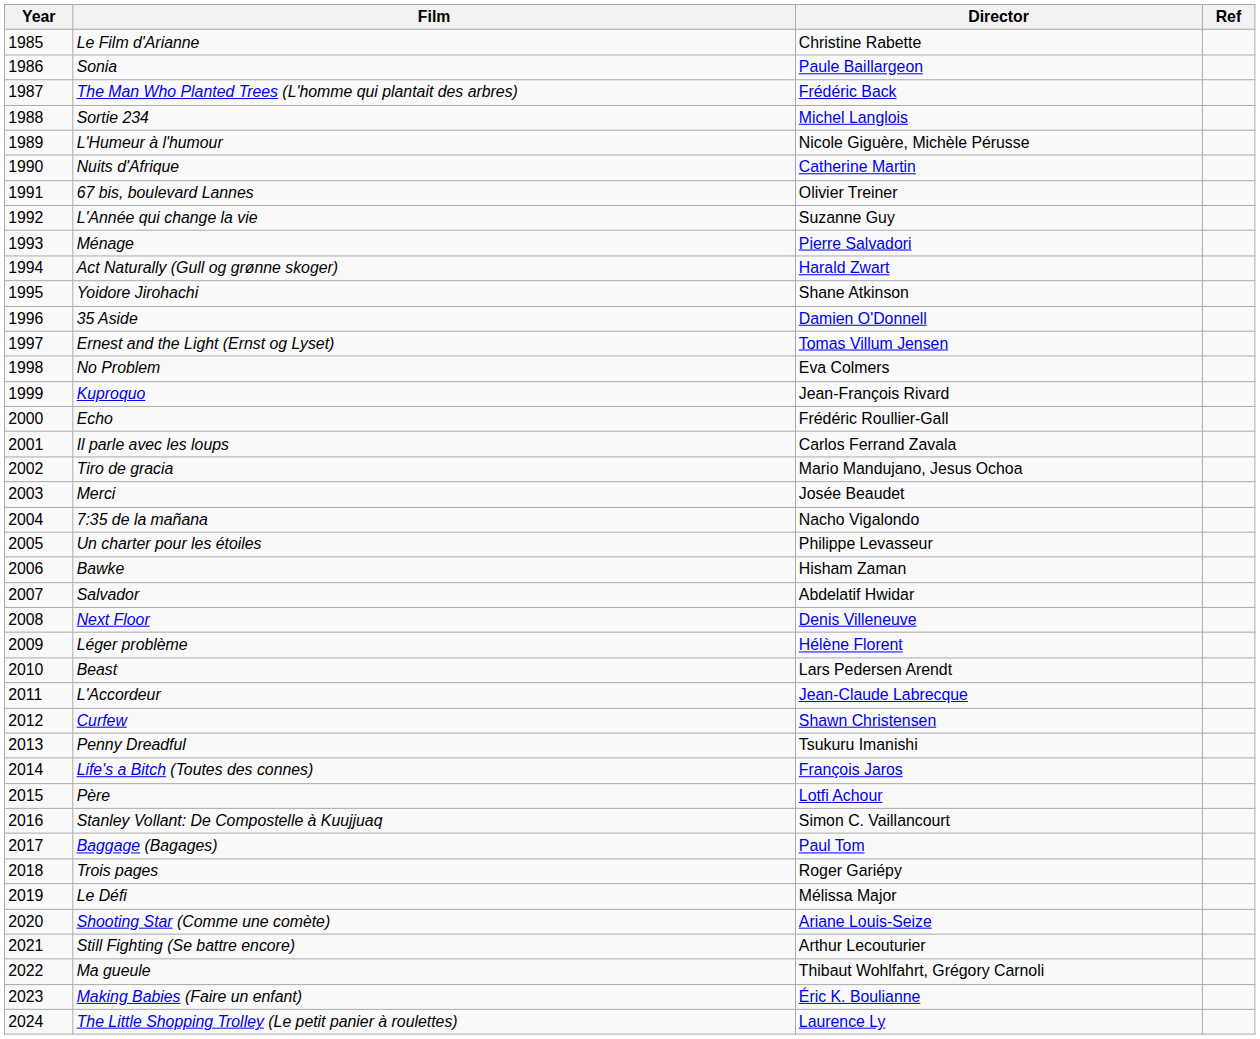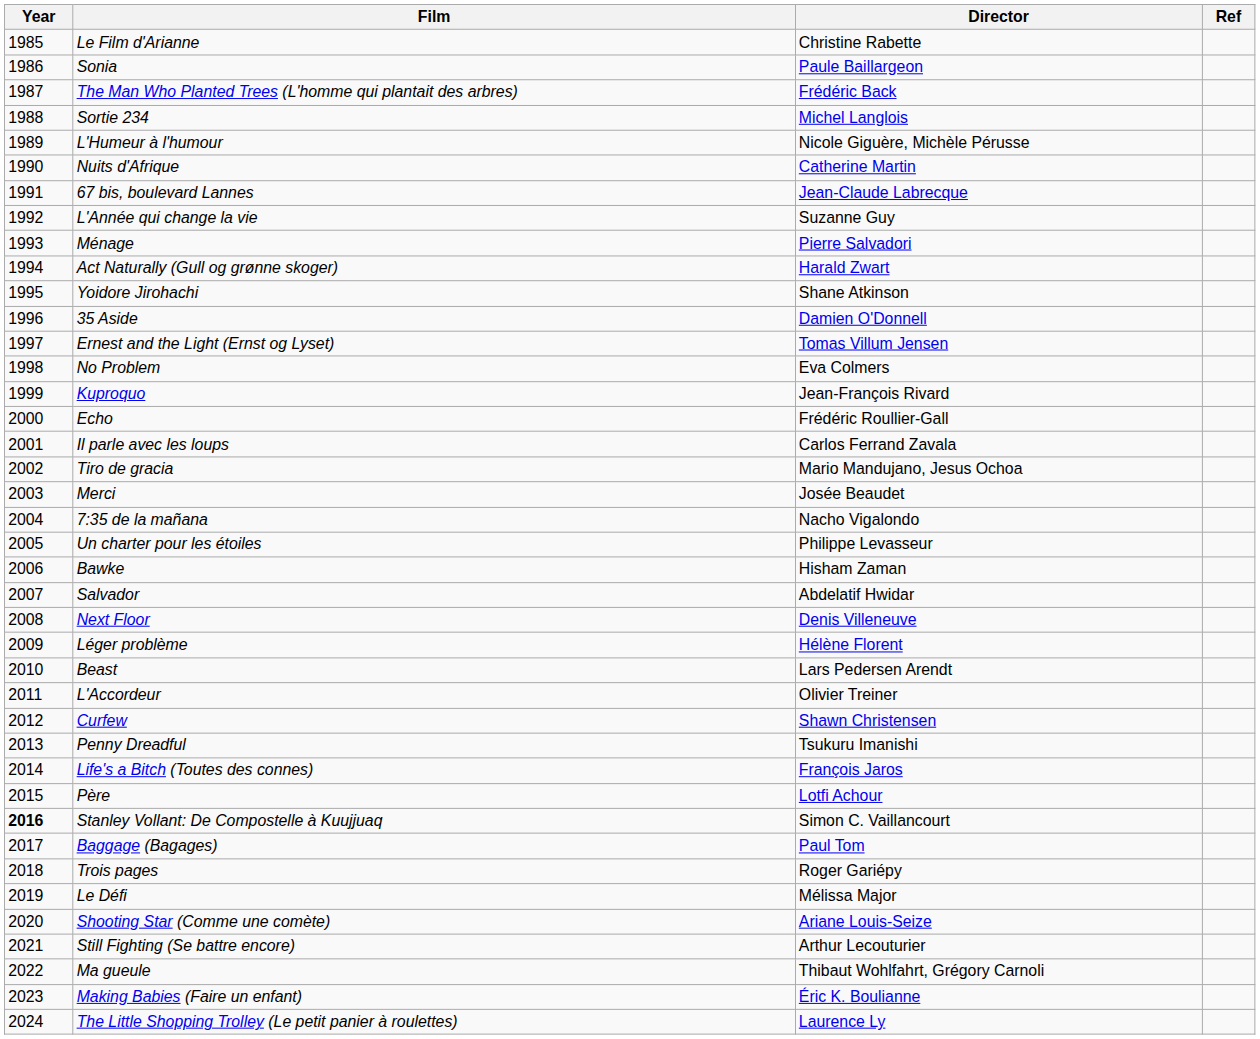(848, 192) Olivier Treiner -> (883, 192) Jean-Claude Labrecque
(883, 695) Jean-Claude Labrecque -> (848, 695) Olivier Treiner
(26, 820) normal -> (26, 820) bold
